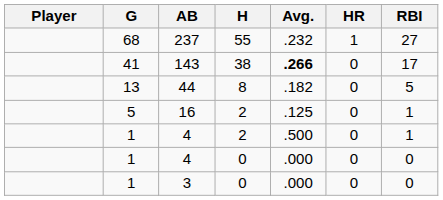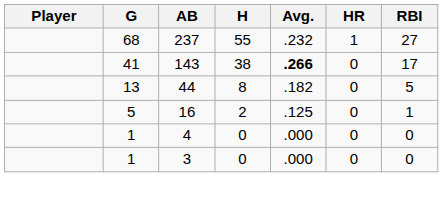- row: (187, 135)
